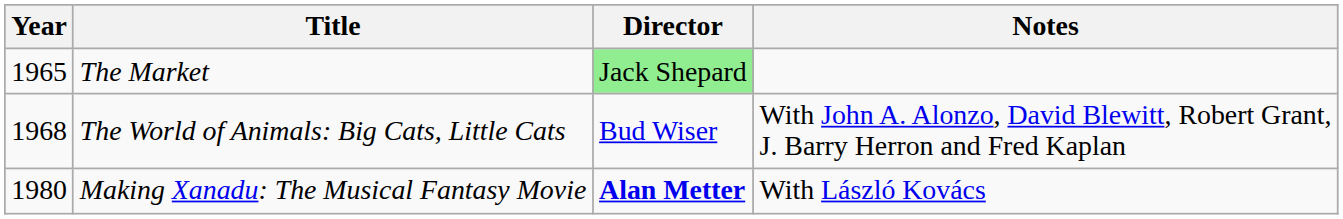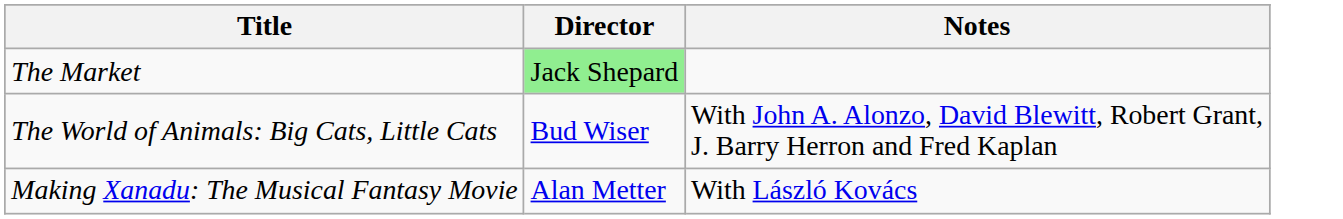- column: (39, 26)
(672, 190) bold -> (598, 190) normal
